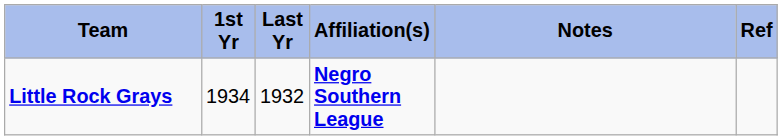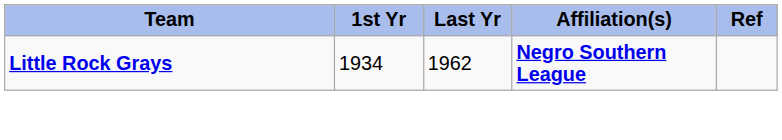- column: (585, 31)
(282, 96) 1932 -> (450, 62) 1962
